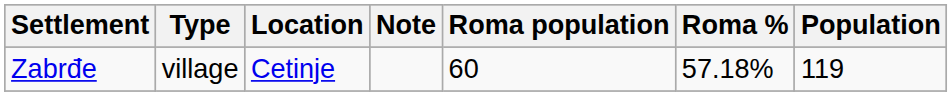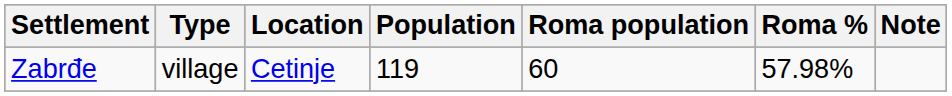columns swapped: (871, 25) <-> (406, 25)
(728, 68) 57.18% -> (807, 68) 57.98%
